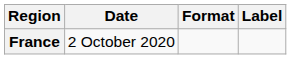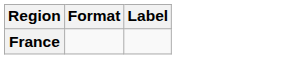- column: (121, 16)
